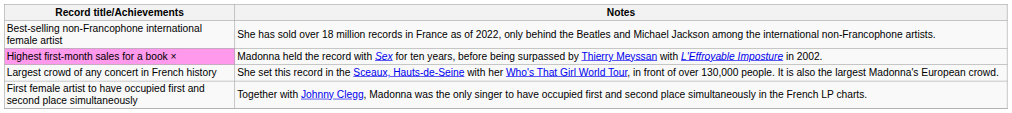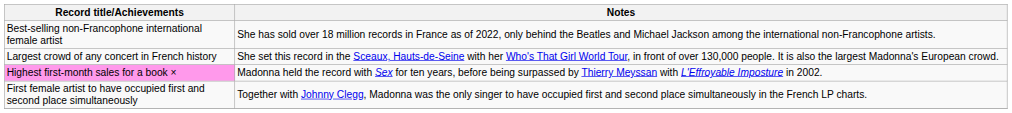rows swapped: (112, 72) <-> (92, 56)
